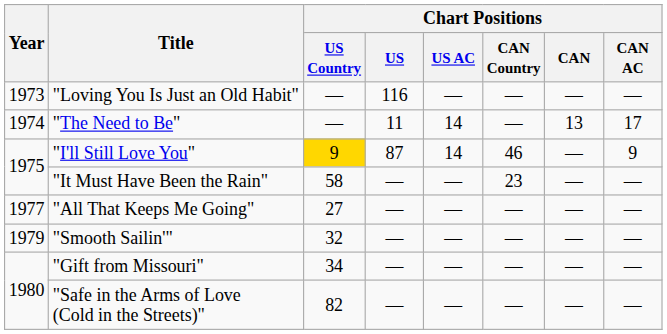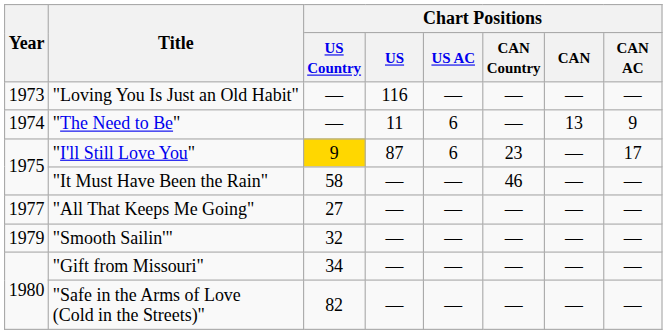(453, 124) 14 -> (453, 124) 6
(633, 124) 17 -> (633, 124) 9
(453, 152) 14 -> (453, 152) 6
(514, 152) 46 -> (514, 152) 23
(633, 152) 9 -> (633, 152) 17
(514, 180) 23 -> (514, 180) 46
